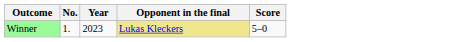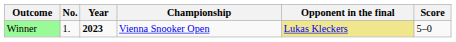+ column: (199, 12)
(93, 28) normal -> (93, 28) bold
